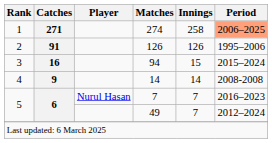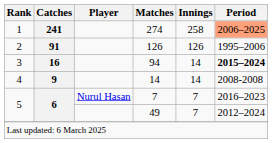(54, 29) 271 -> (54, 29) 241
(195, 63) 15 -> (195, 63) 14
(241, 63) normal -> (241, 63) bold
